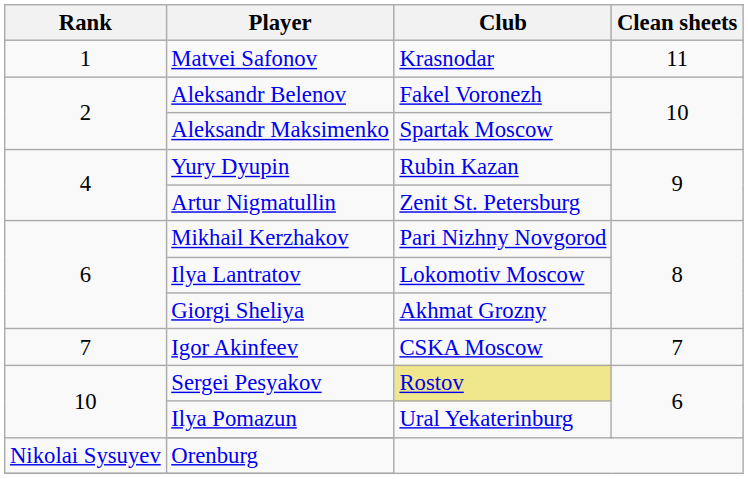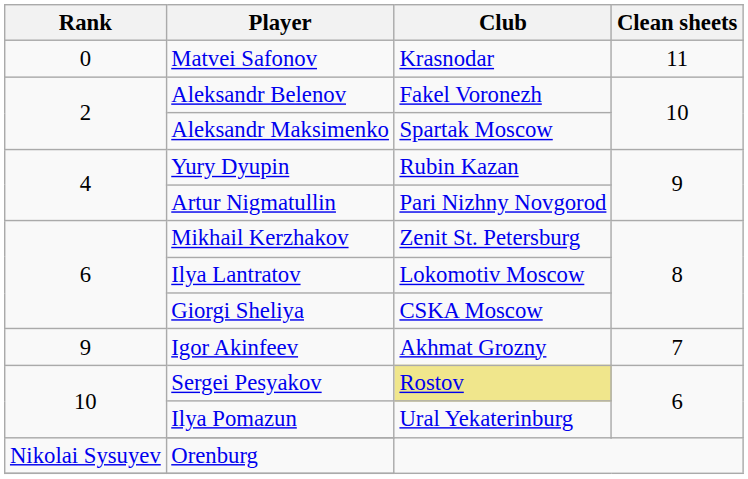(85, 58) 1 -> (85, 58) 0
(490, 202) Zenit St. Petersburg -> (503, 202) Pari Nizhny Novgorod
(503, 238) Pari Nizhny Novgorod -> (490, 238) Zenit St. Petersburg
(473, 310) Akhmat Grozny -> (471, 310) CSKA Moscow
(85, 346) 7 -> (85, 346) 9
(471, 346) CSKA Moscow -> (473, 346) Akhmat Grozny
